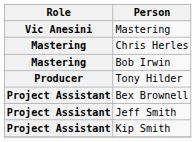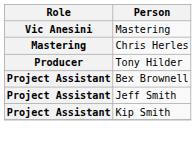- row: (143, 62)
